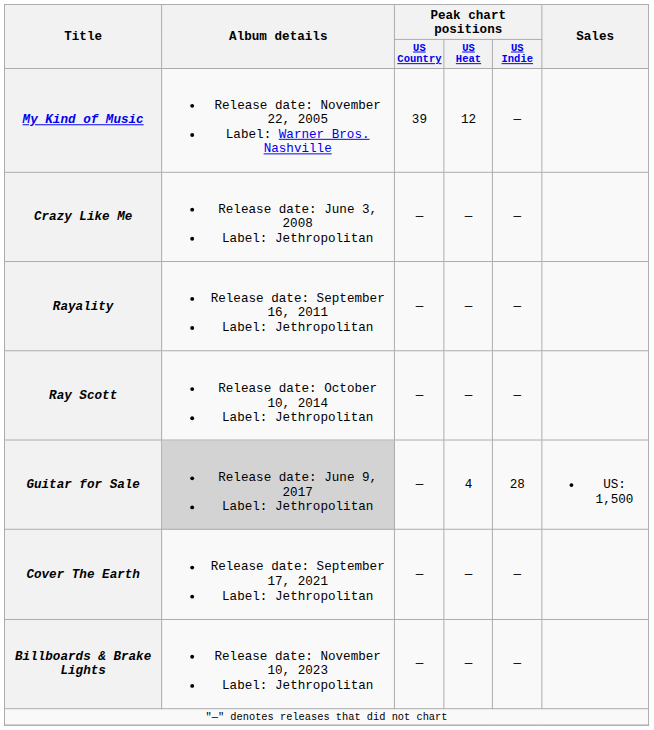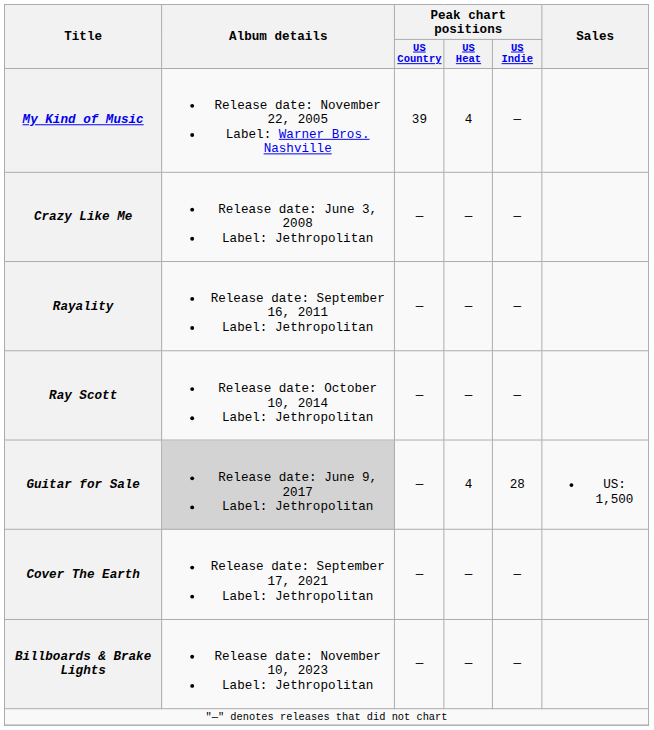(468, 120) 12 -> (468, 120) 4
